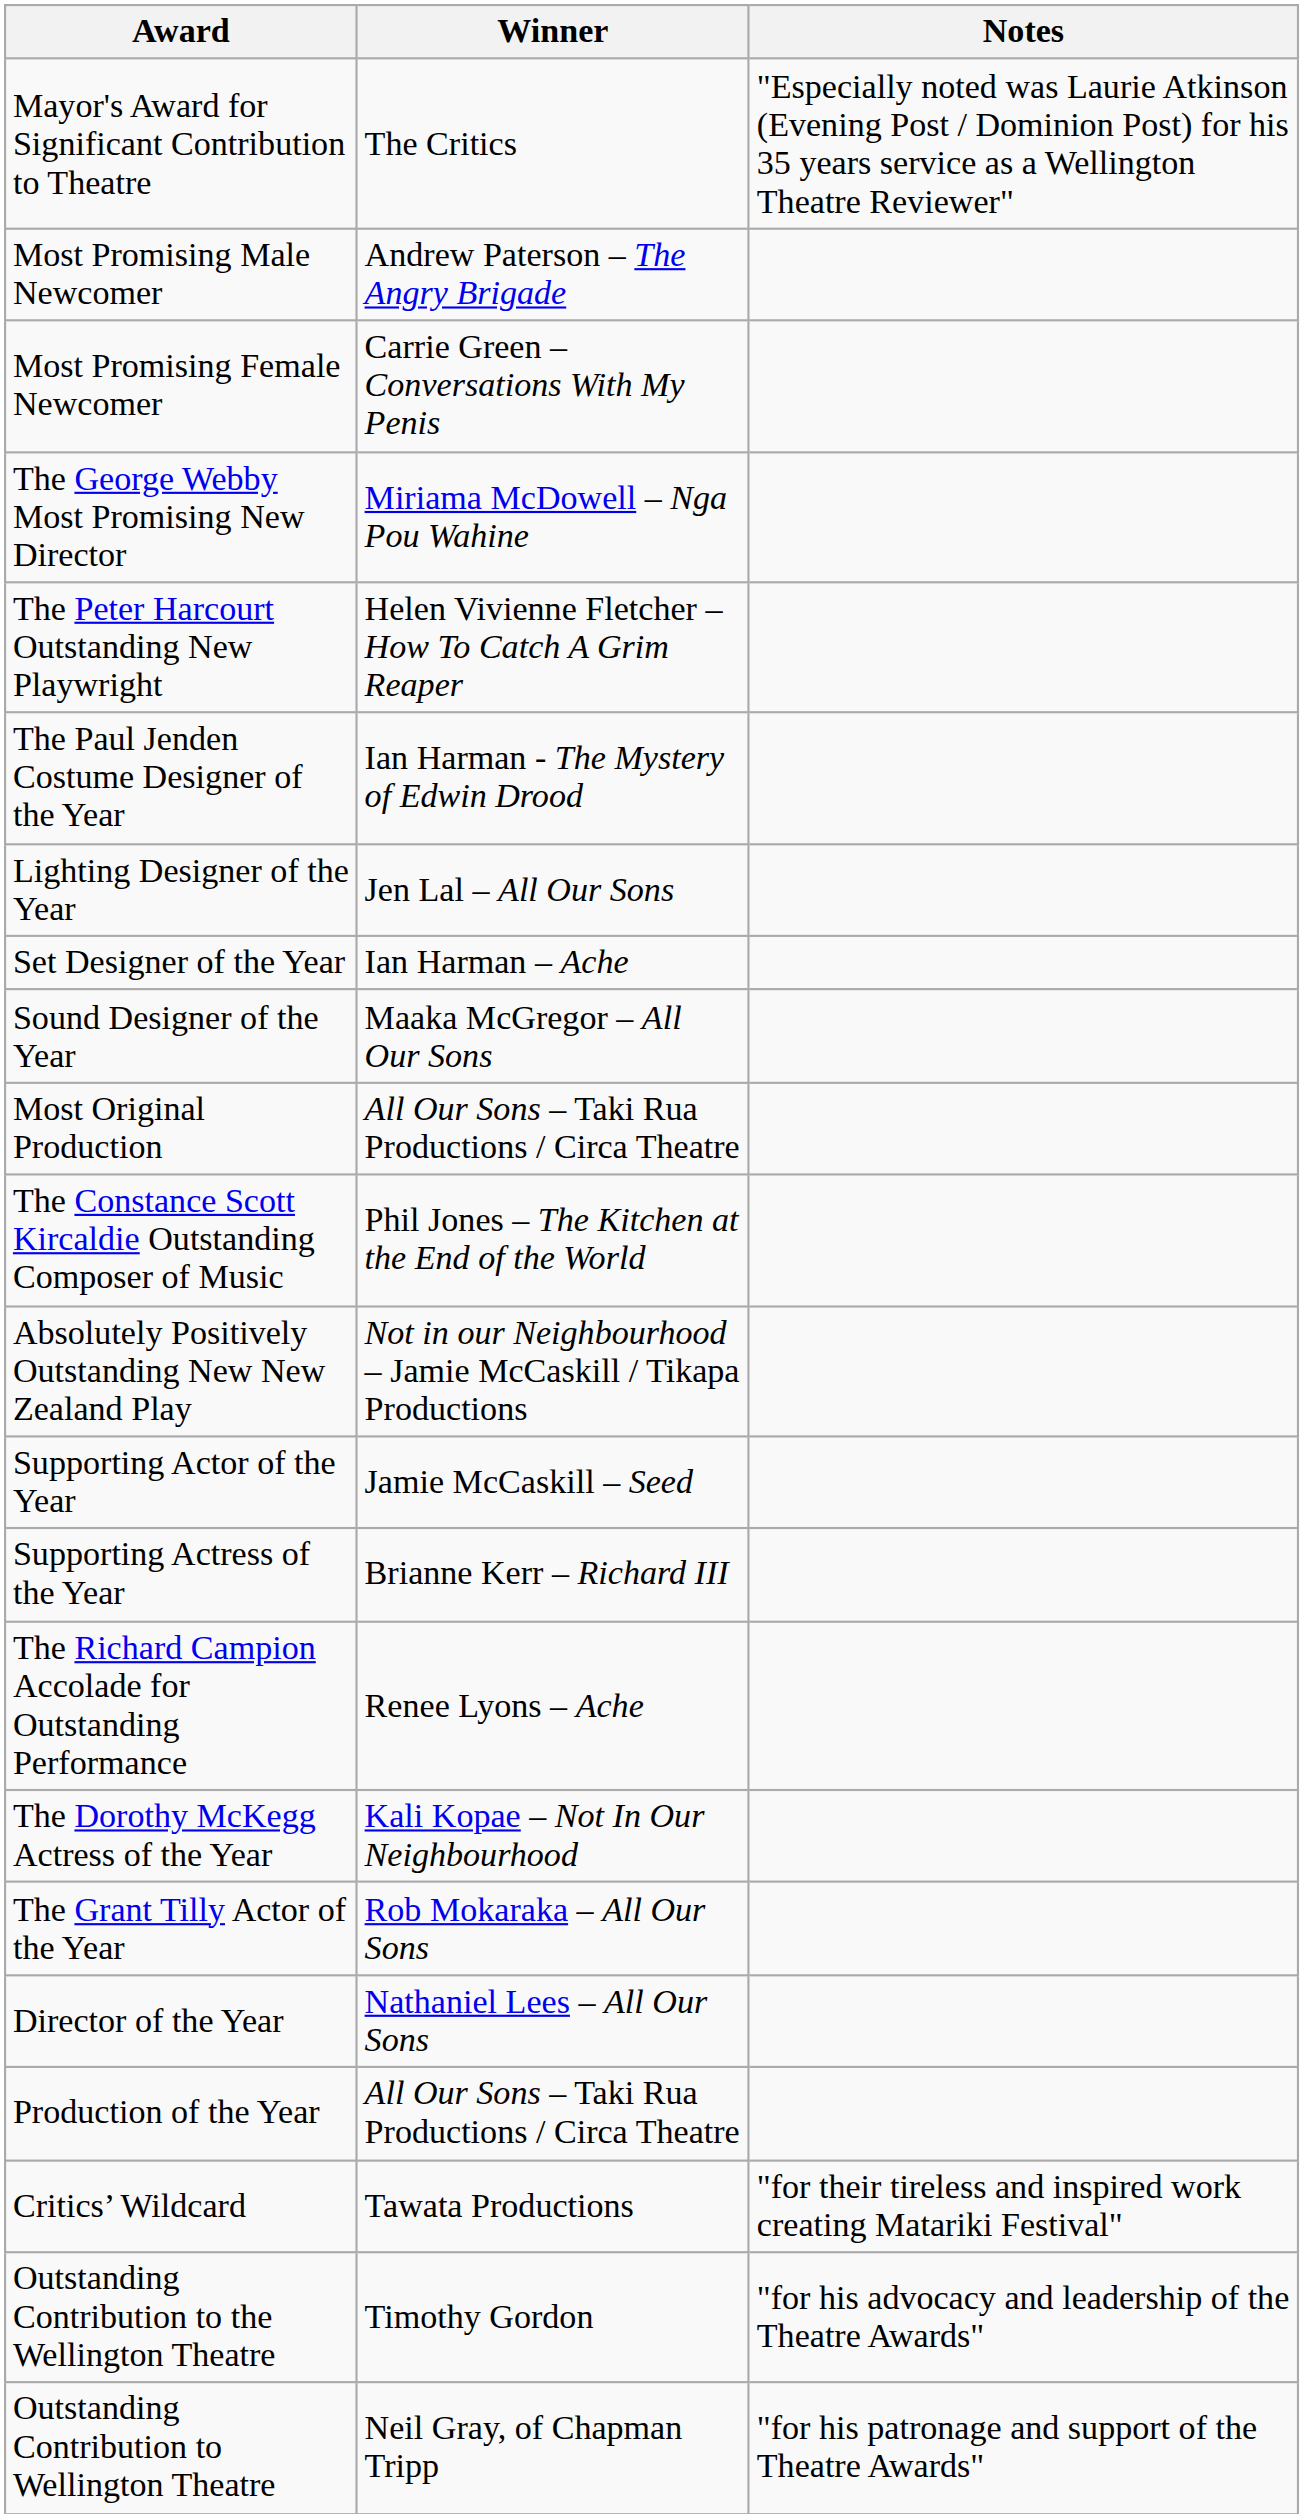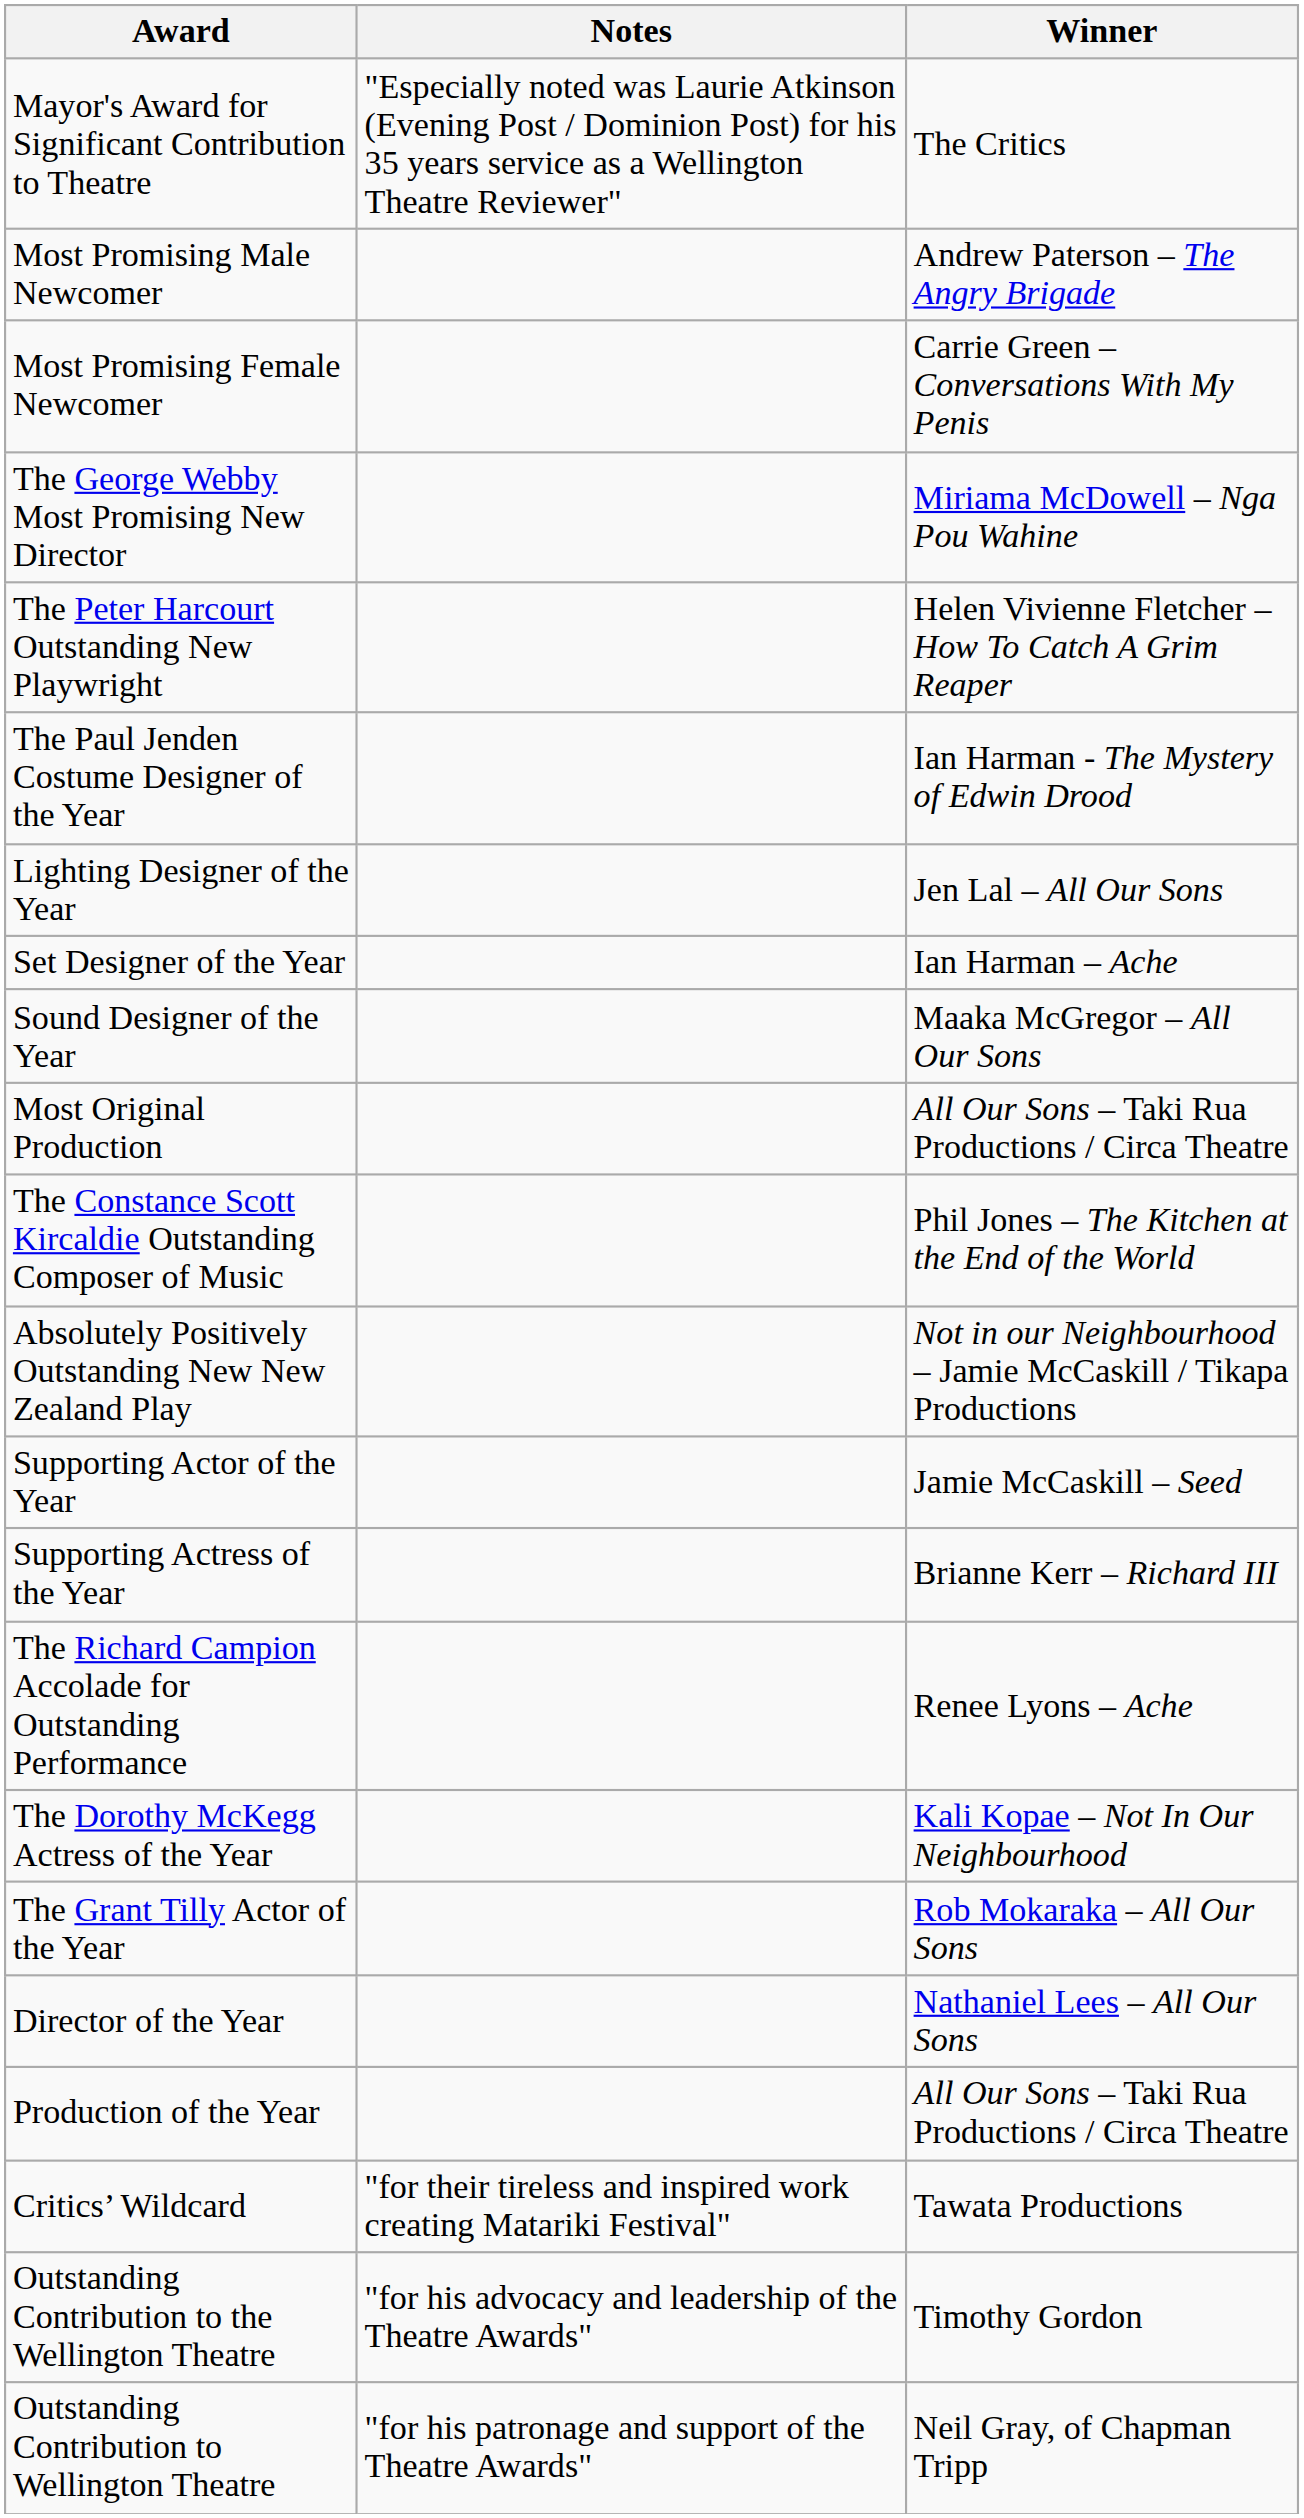columns swapped: (553, 31) <-> (1023, 31)
